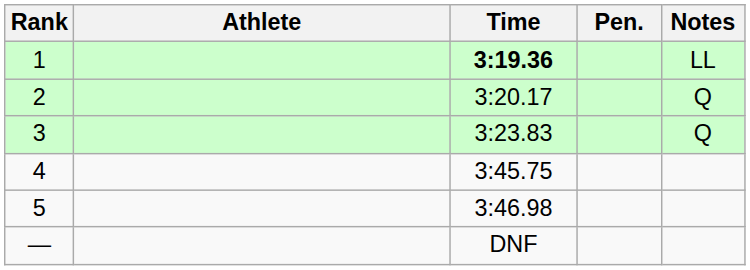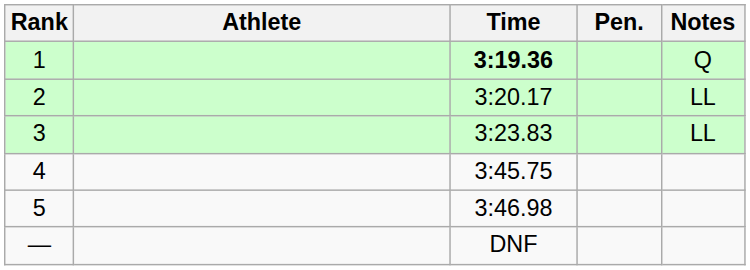(703, 60) LL -> (703, 60) Q
(703, 97) Q -> (703, 97) LL
(703, 134) Q -> (703, 134) LL
